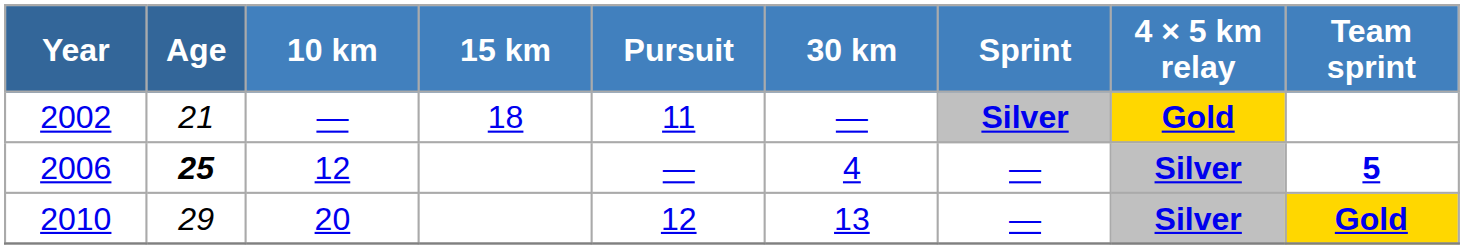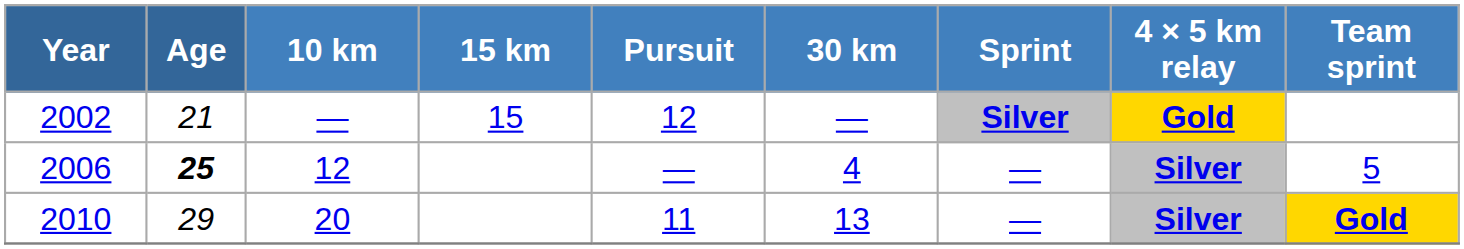(506, 117) 18 -> (506, 117) 15
(679, 117) 11 -> (679, 117) 12
(1371, 168) bold -> (1371, 168) normal
(679, 219) 12 -> (679, 219) 11
